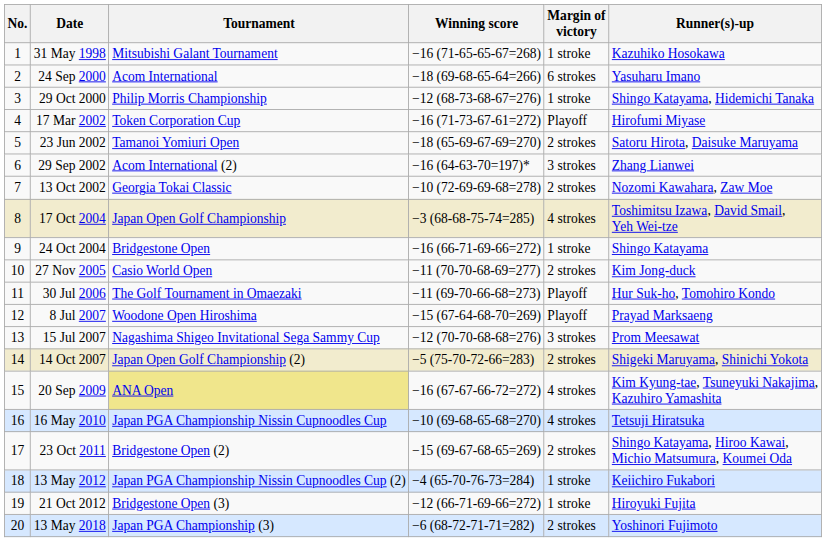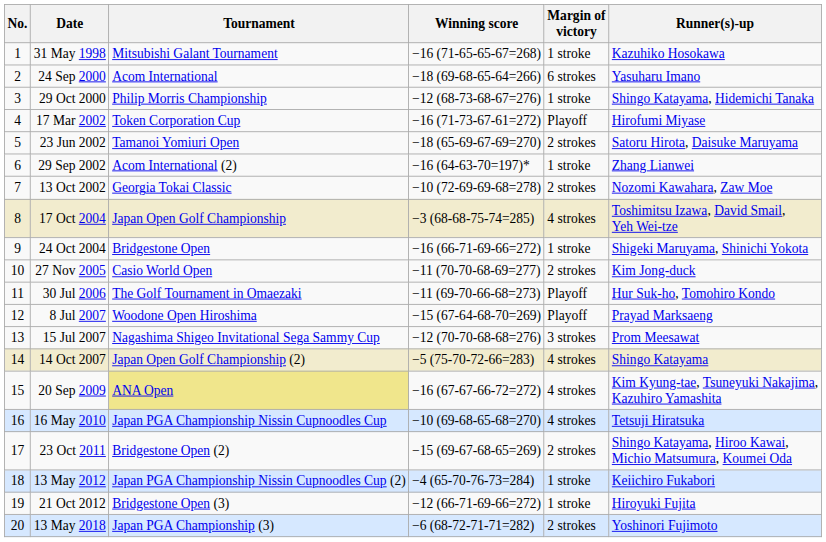(572, 165) 3 strokes -> (569, 165) 1 stroke
(660, 248) Shingo Katayama -> (710, 248) Shigeki Maruyama, Shinichi Yokota
(572, 360) 2 strokes -> (572, 360) 4 strokes
(710, 360) Shigeki Maruyama, Shinichi Yokota -> (660, 360) Shingo Katayama
